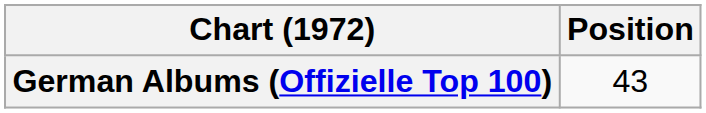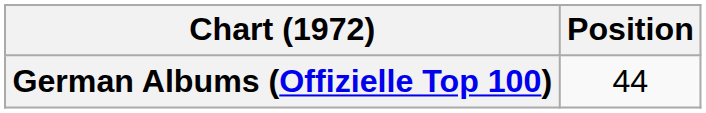(630, 81) 43 -> (630, 81) 44
